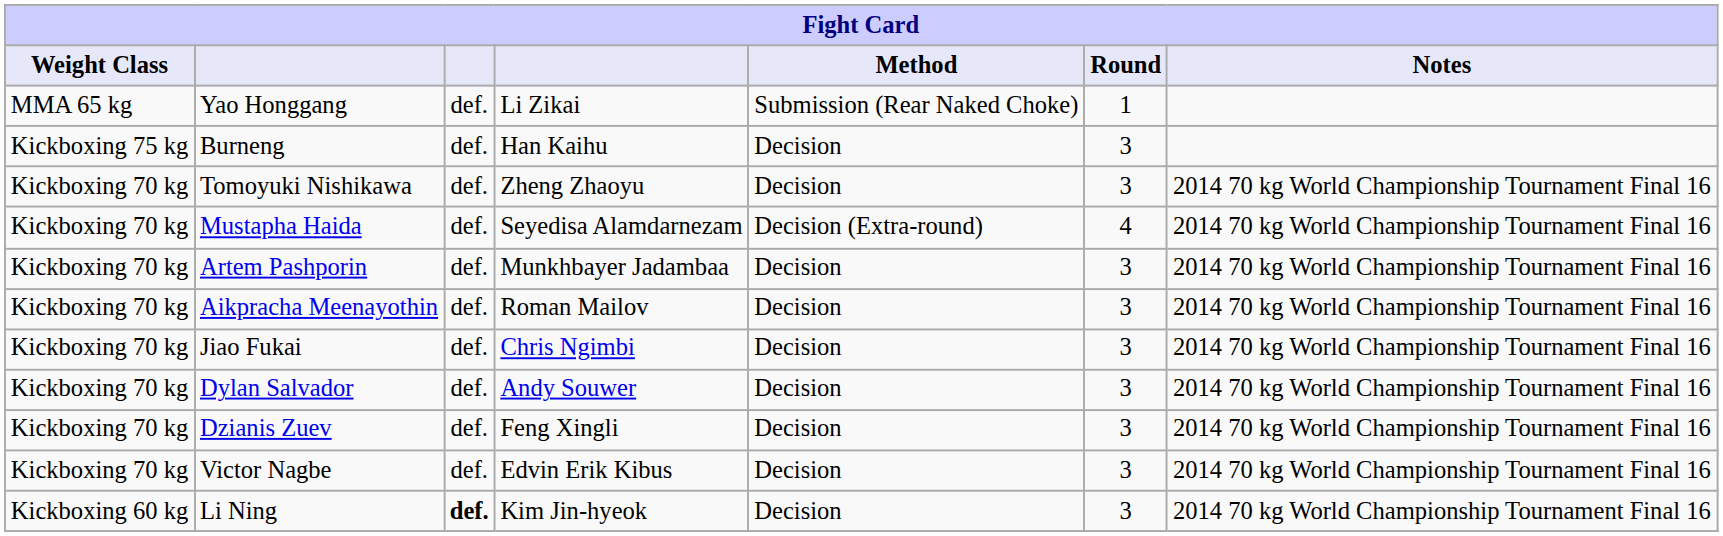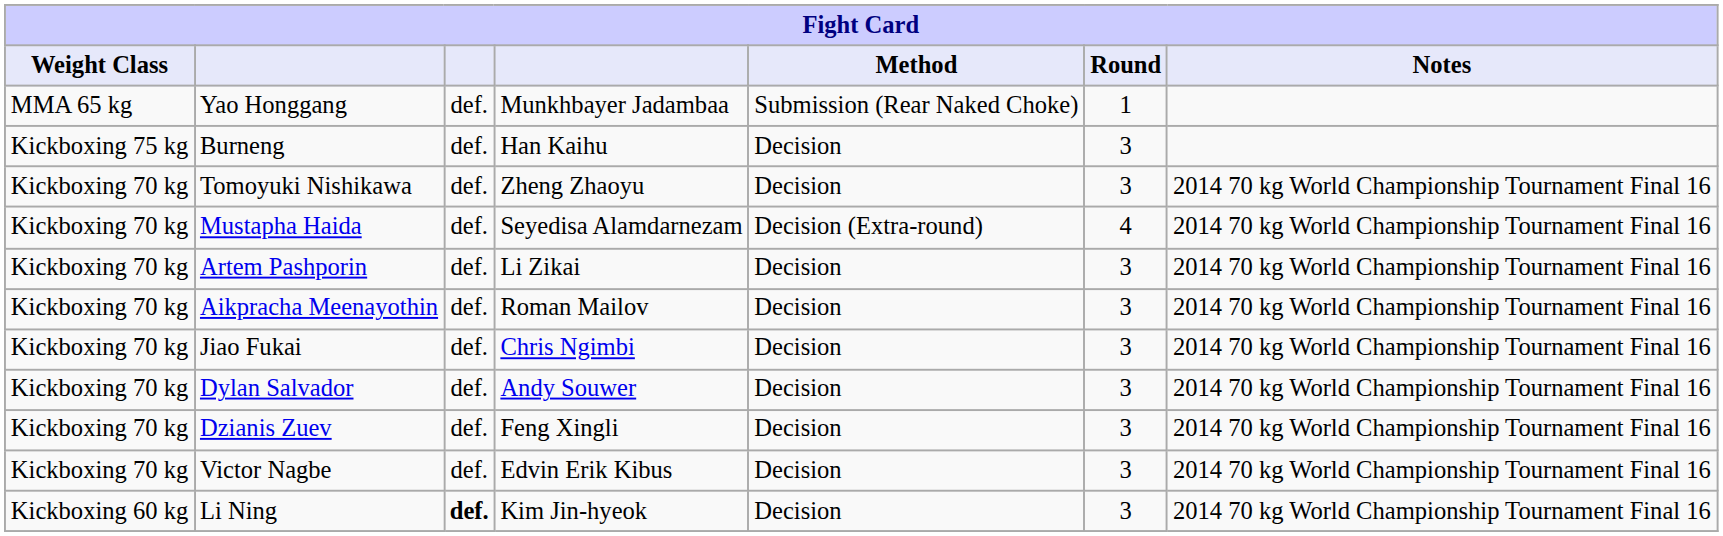(540, 105) Li Zikai -> (615, 105) Munkhbayer Jadambaa
(615, 267) Munkhbayer Jadambaa -> (540, 267) Li Zikai
